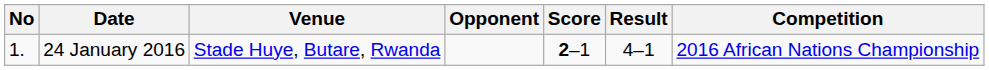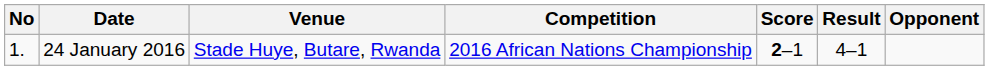columns swapped: (494, 19) <-> (828, 19)
